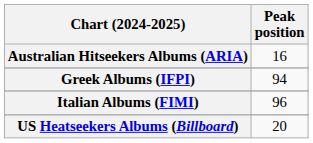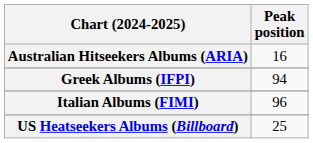(280, 126) 20 -> (280, 126) 25
